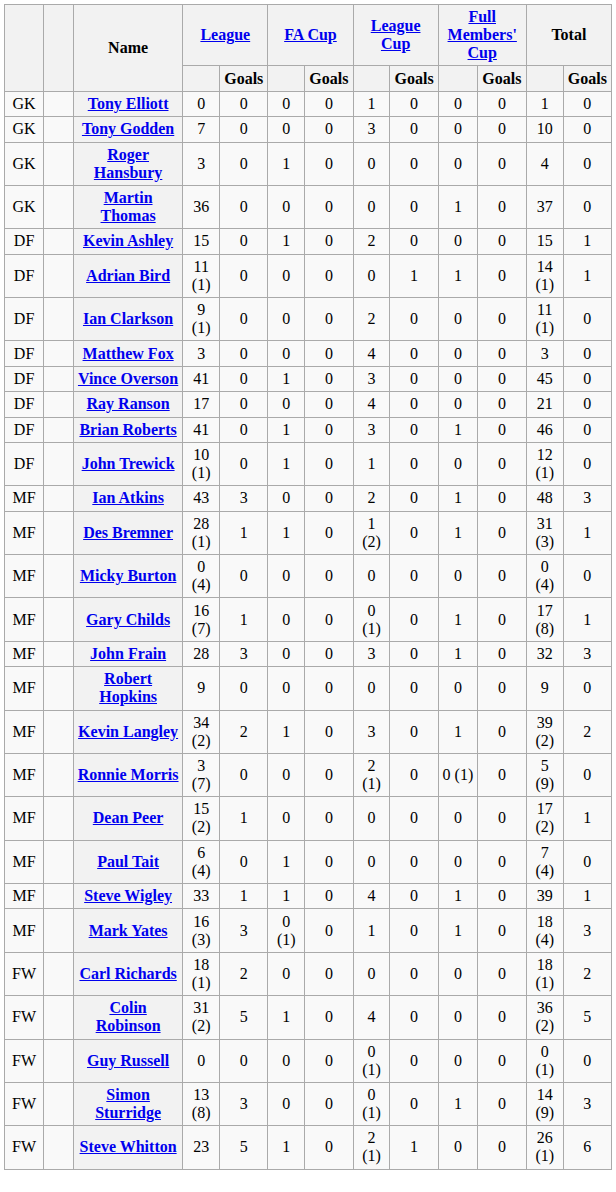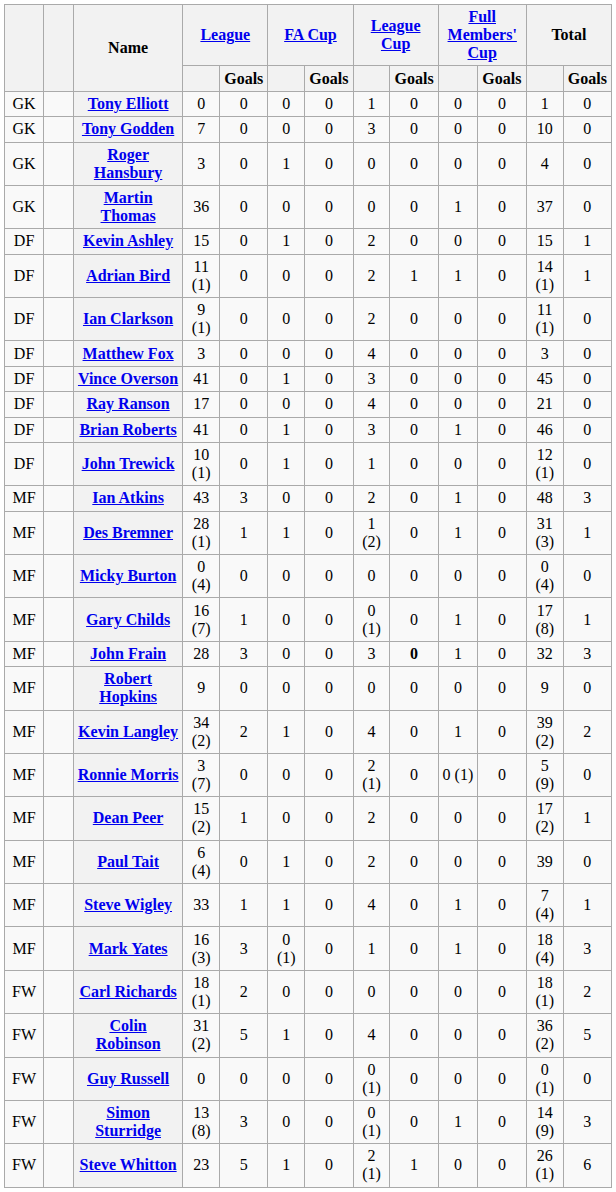(371, 275) 0 -> (371, 275) 2
(414, 653) normal -> (414, 653) bold
(371, 731) 3 -> (371, 731) 4
(371, 818) 0 -> (371, 818) 2
(371, 861) 0 -> (371, 861) 2
(545, 861) 7 (4) -> (545, 861) 39
(545, 896) 39 -> (545, 905) 7 (4)
